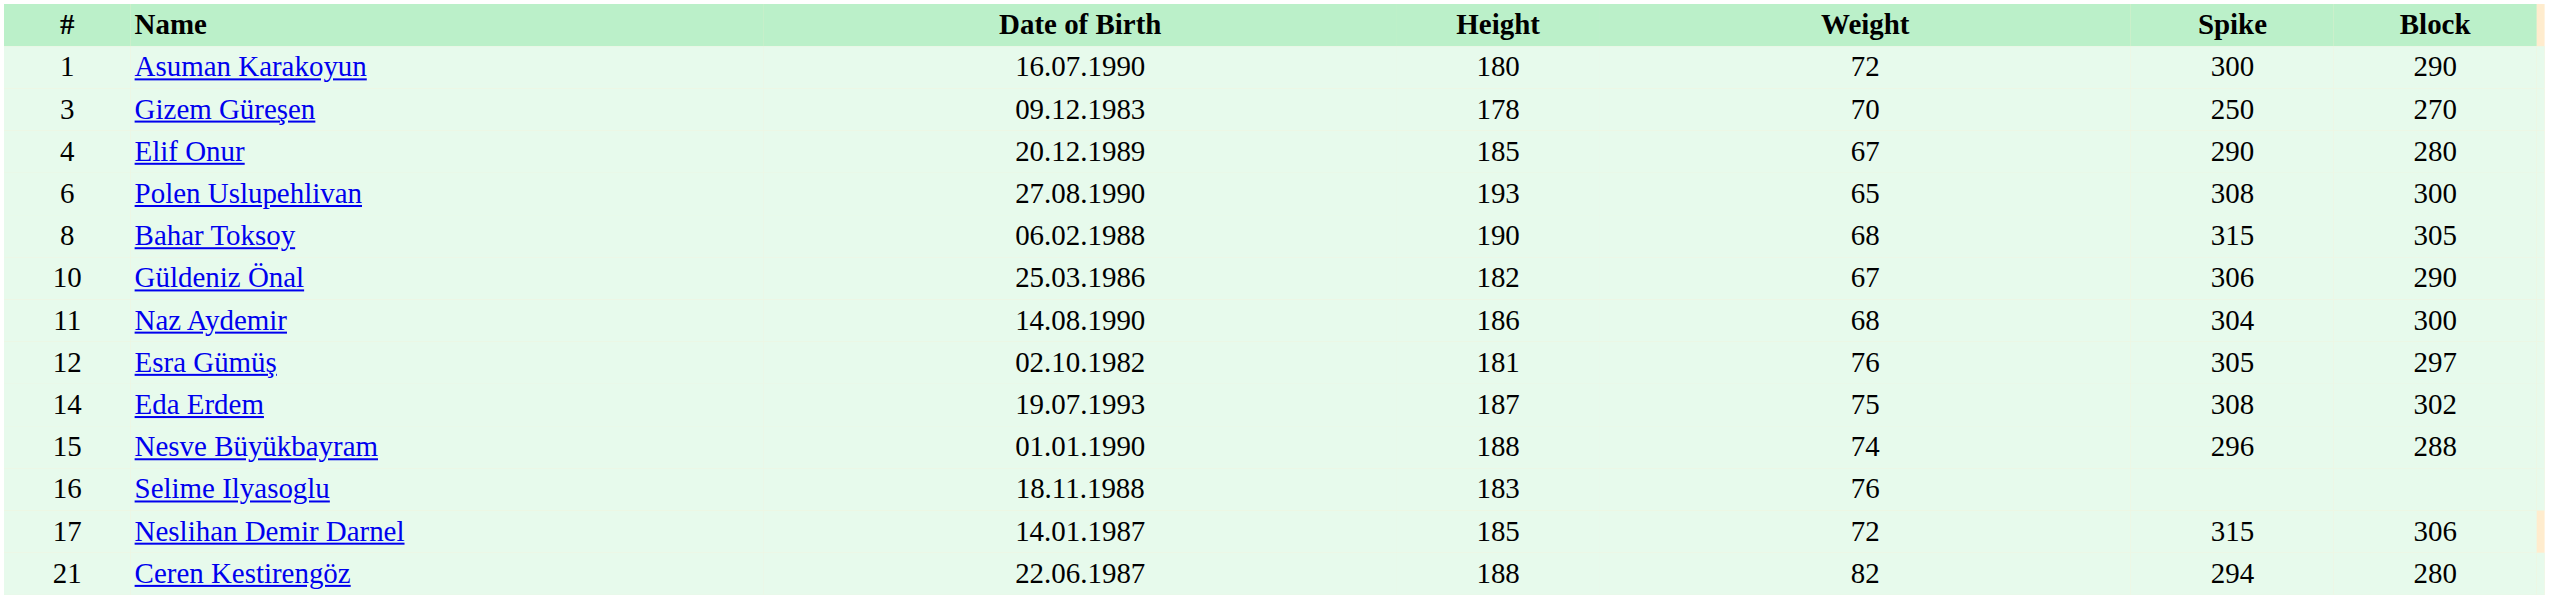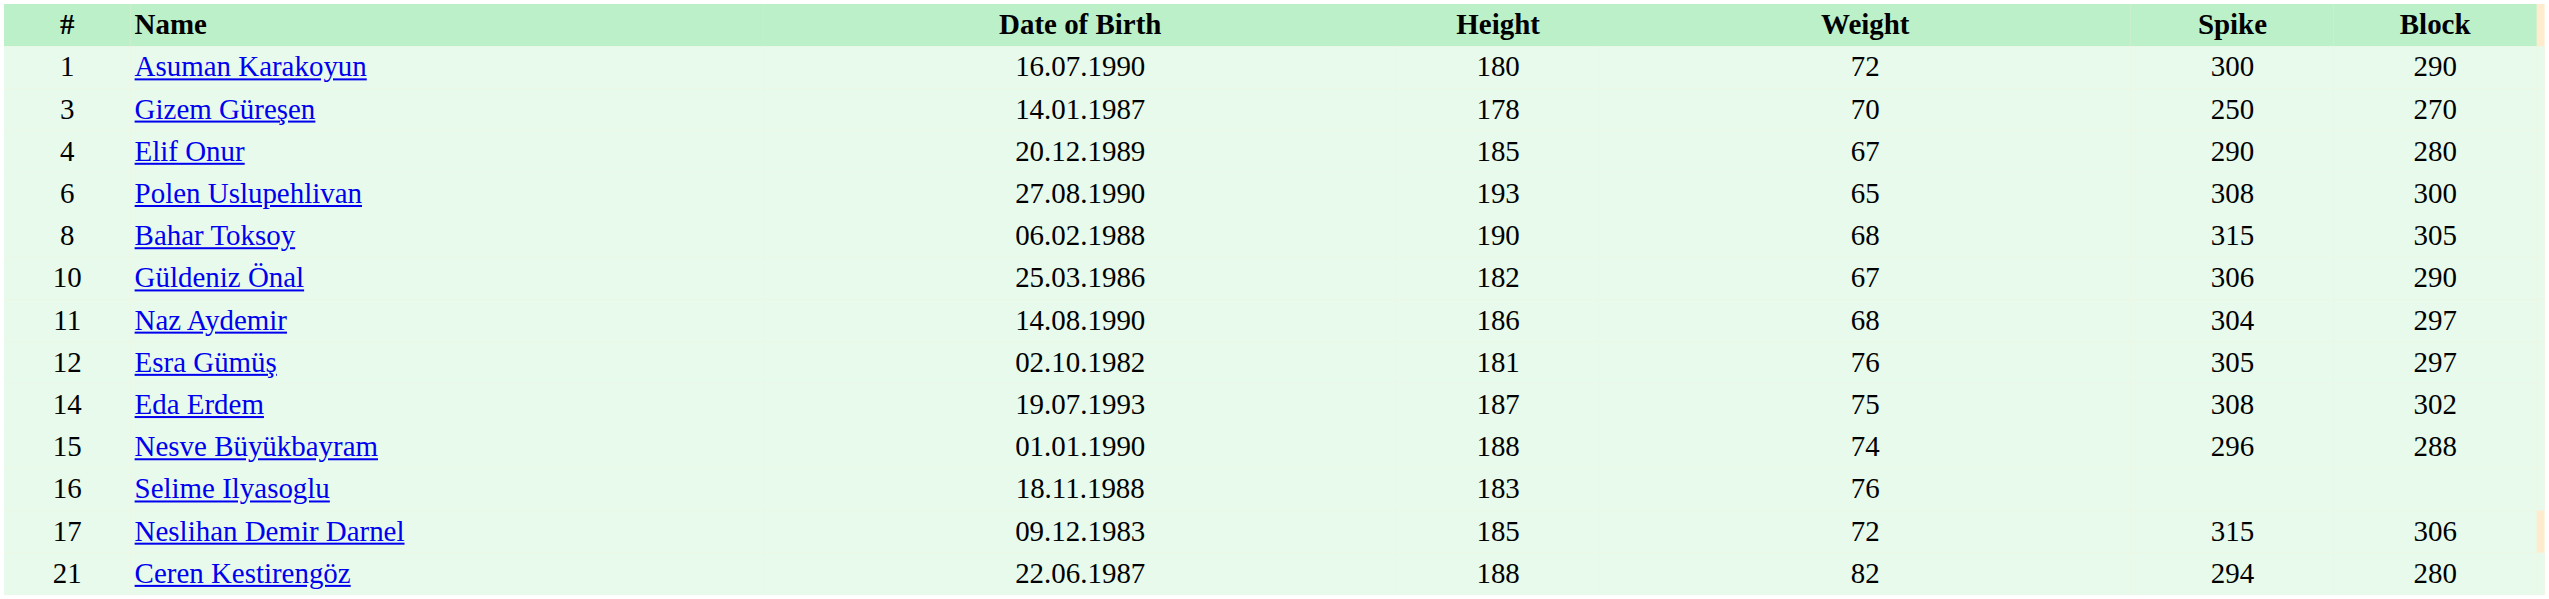(1080, 109) 09.12.1983 -> (1080, 109) 14.01.1987
(2435, 320) 300 -> (2435, 320) 297
(1080, 531) 14.01.1987 -> (1080, 531) 09.12.1983
